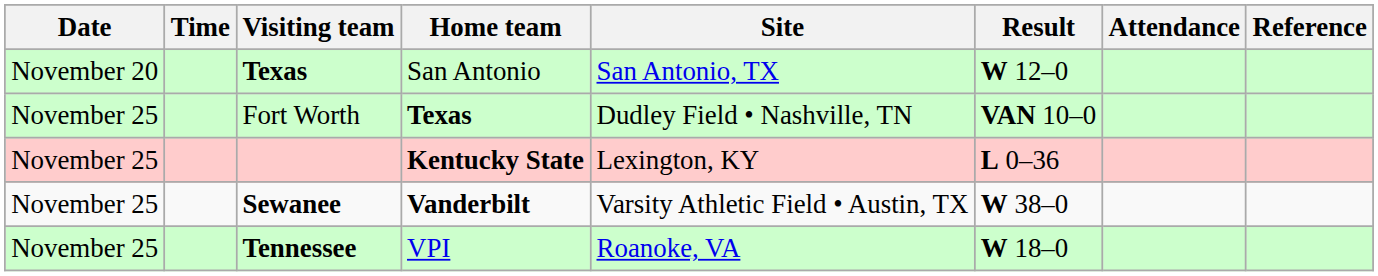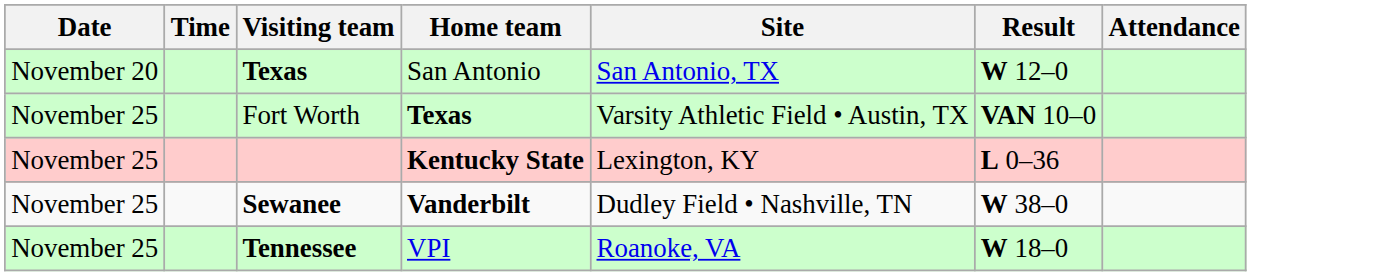- column: (1310, 26)
(754, 115) Dudley Field • Nashville, TN -> (782, 115) Varsity Athletic Field • Austin, TX
(782, 204) Varsity Athletic Field • Austin, TX -> (754, 204) Dudley Field • Nashville, TN
